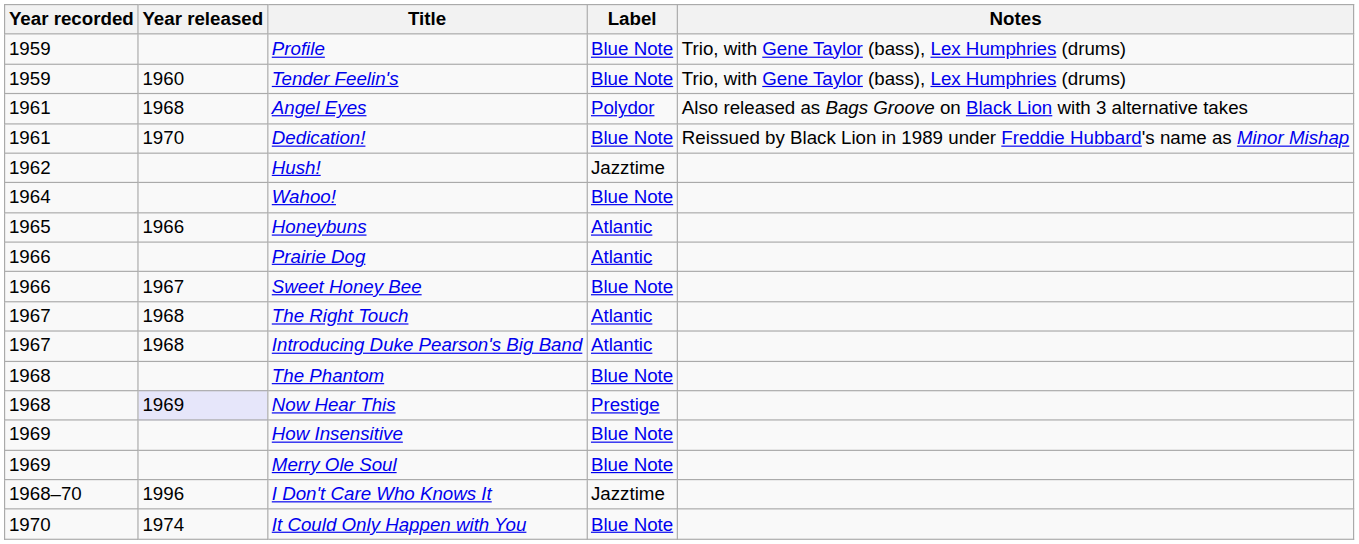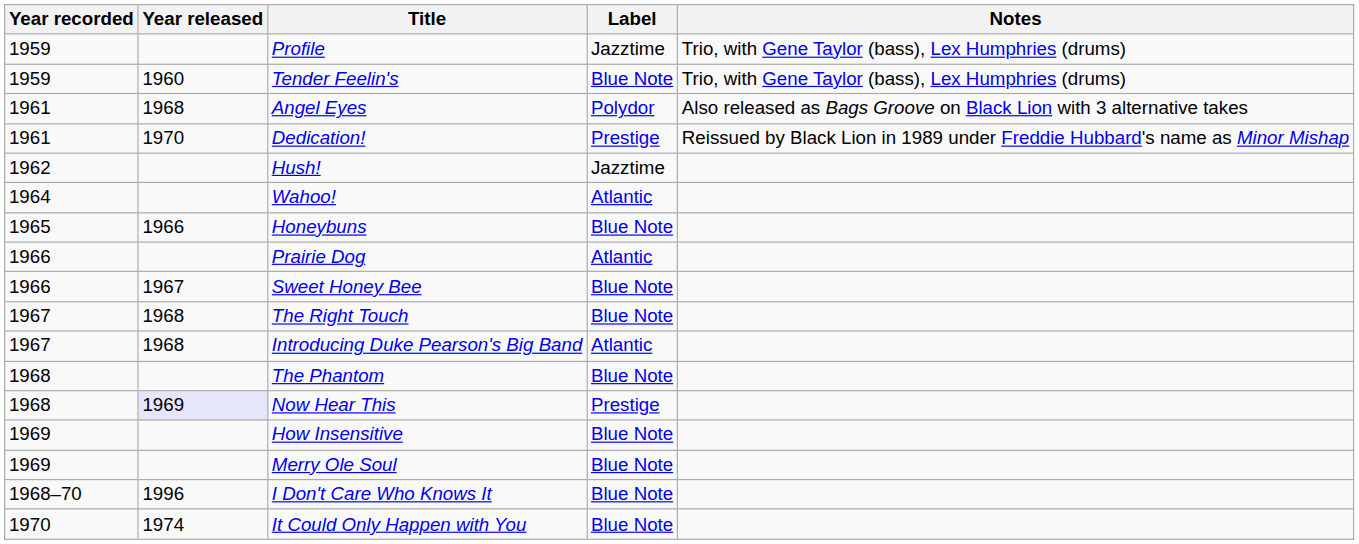(632, 49) Blue Note -> (628, 49) Jazztime
(632, 138) Blue Note -> (625, 138) Prestige
(632, 197) Blue Note -> (622, 197) Atlantic
(622, 227) Atlantic -> (632, 227) Blue Note
(622, 316) Atlantic -> (632, 316) Blue Note
(628, 494) Jazztime -> (632, 494) Blue Note
